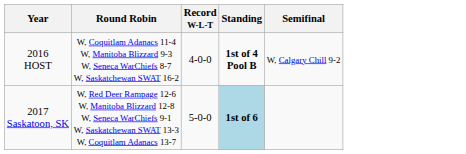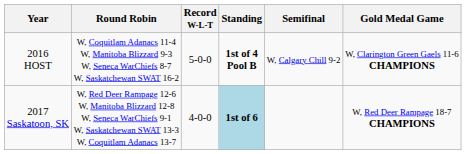+ column: (402, 18)
(200, 59) 4-0-0 -> (200, 59) 5-0-0
(200, 117) 5-0-0 -> (200, 117) 4-0-0
